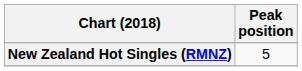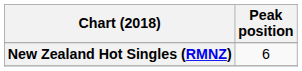(266, 54) 5 -> (266, 54) 6
